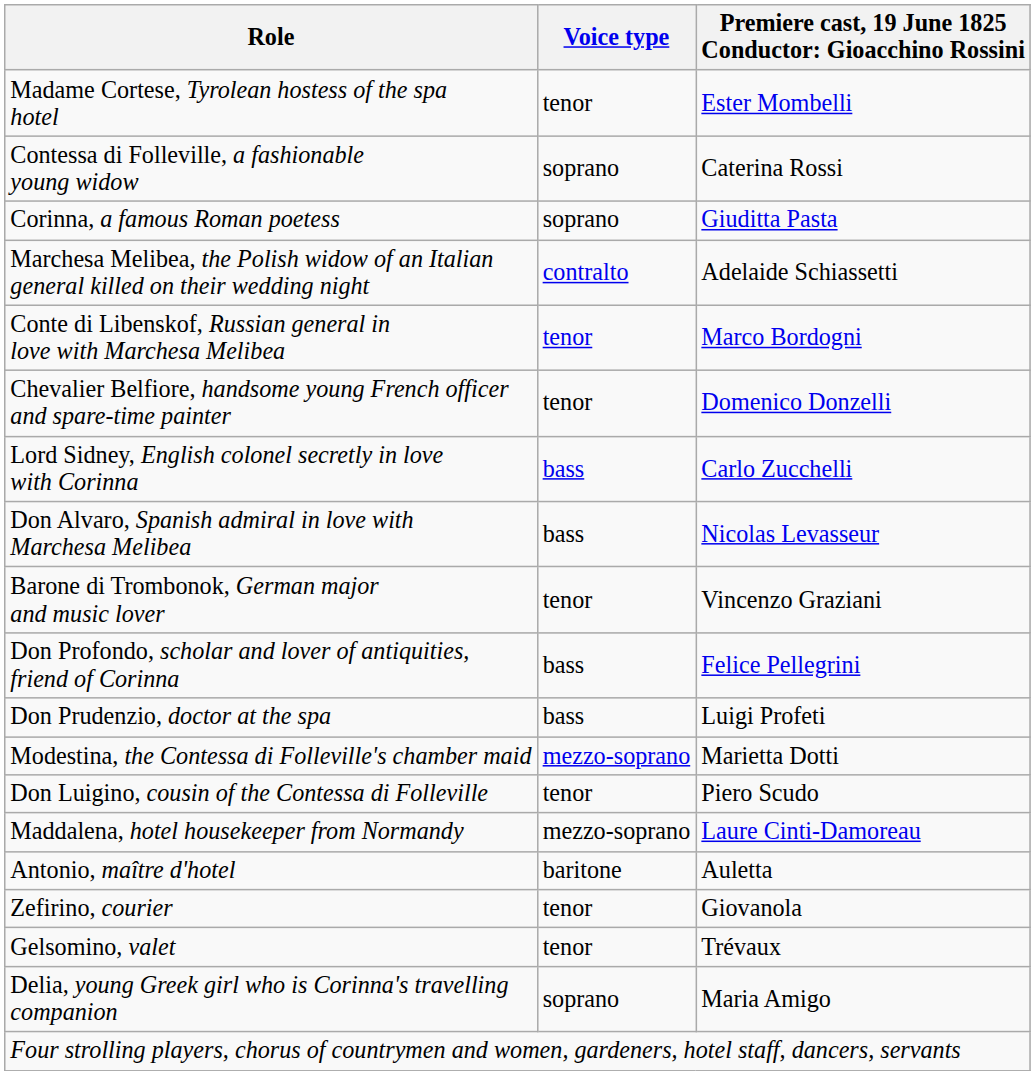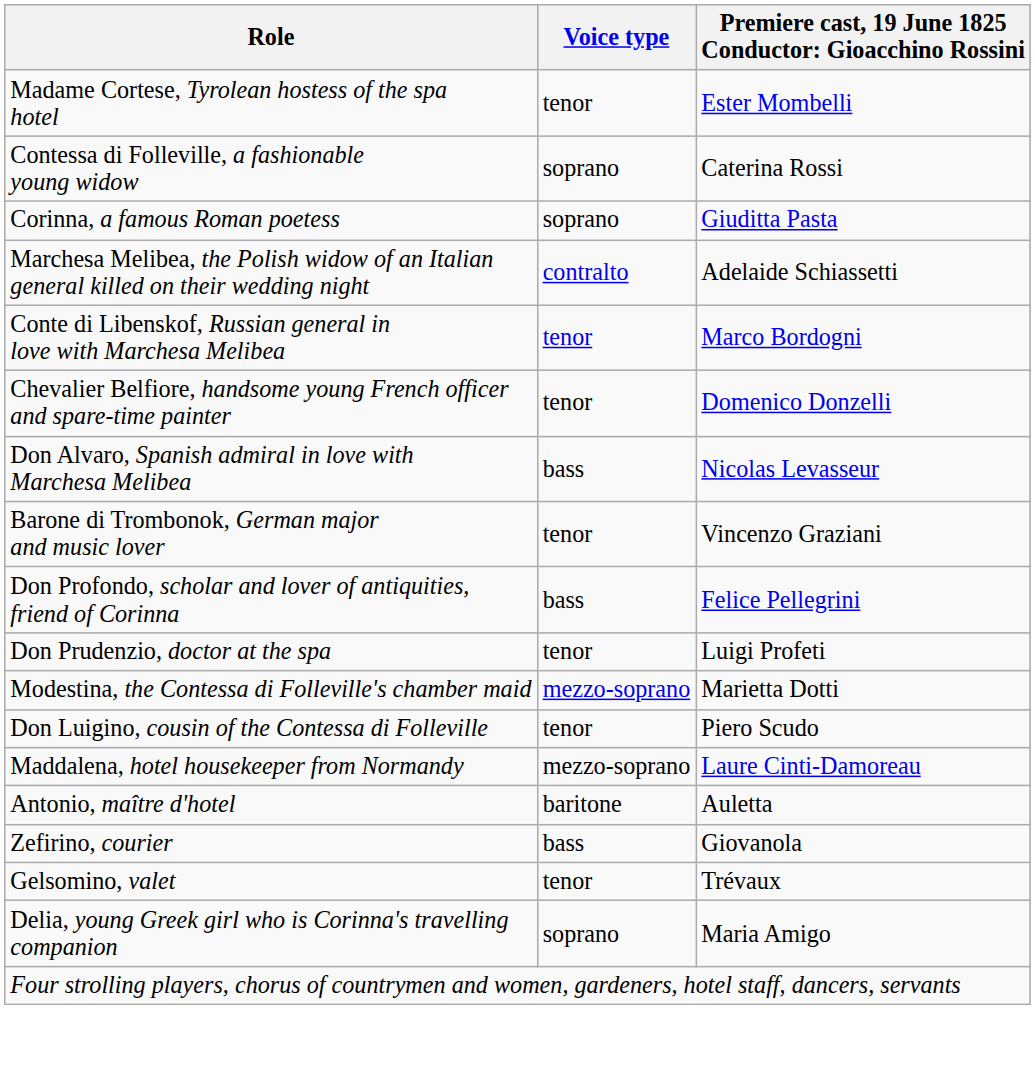- row: (227, 468)
(563, 716) bass -> (567, 651) tenor
(567, 908) tenor -> (563, 843) bass
